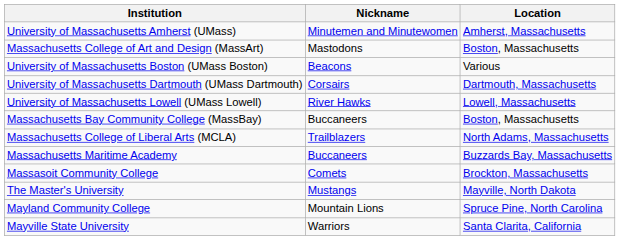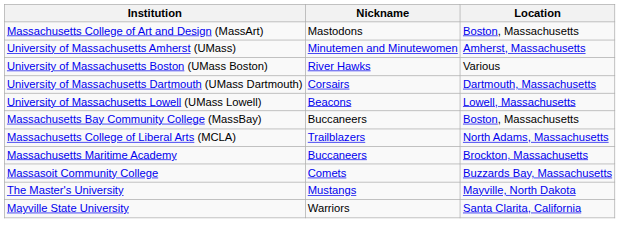rows swapped: (135, 48) <-> (121, 31)
(330, 66) Beacons -> (339, 66) River Hawks
(339, 102) River Hawks -> (330, 102) Beacons
(538, 155) Buzzards Bay, Massachusetts -> (526, 155) Brockton, Massachusetts
(526, 173) Brockton, Massachusetts -> (538, 173) Buzzards Bay, Massachusetts
- row: (79, 208)
